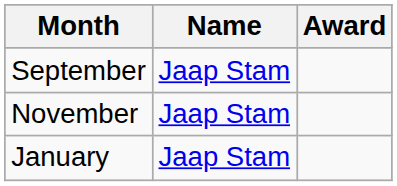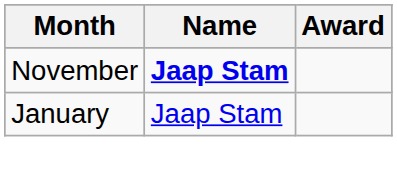- row: (79, 69)
(224, 113) normal -> (220, 69) bold
